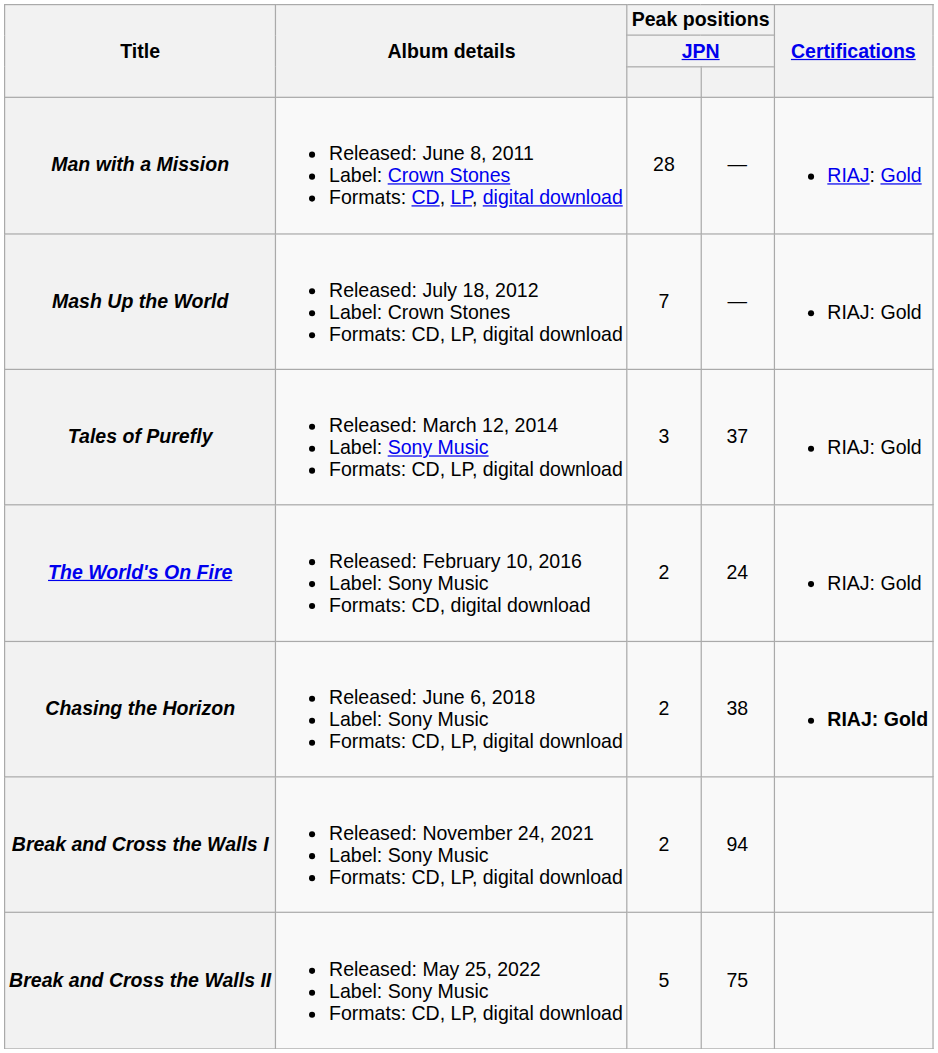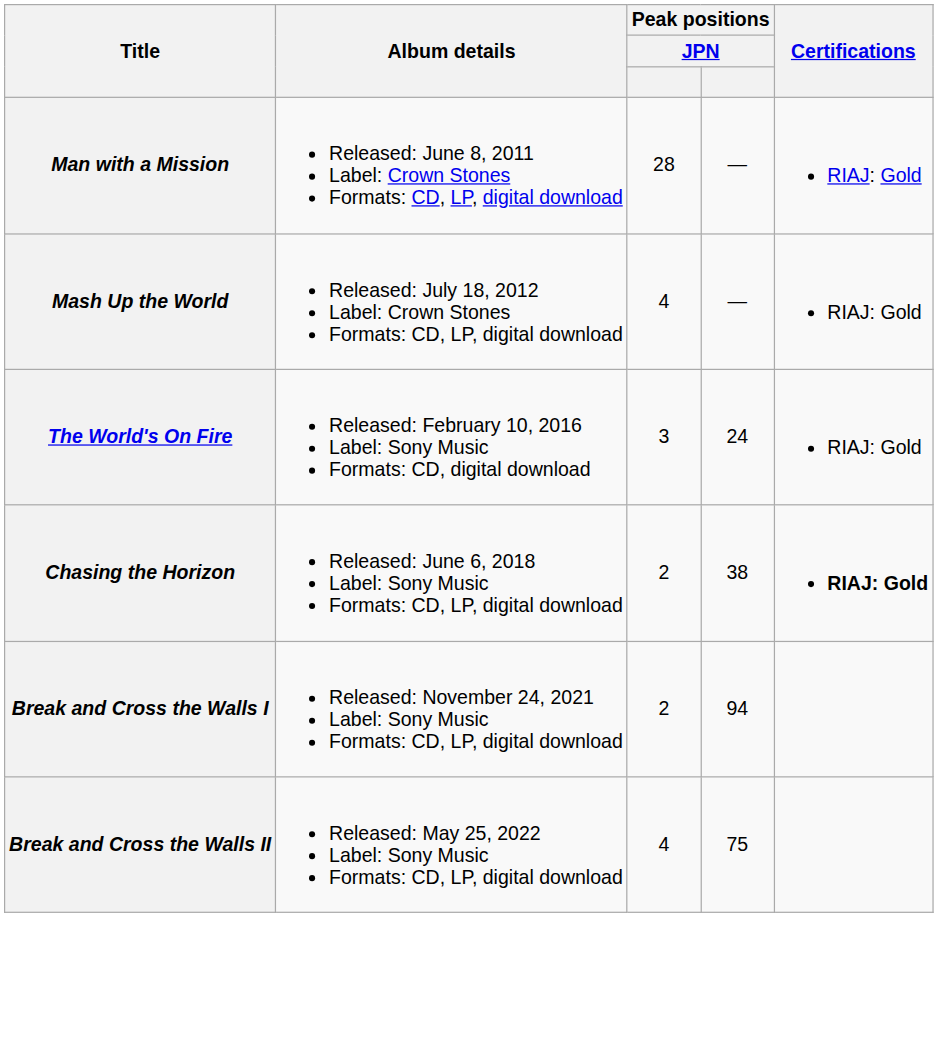(664, 301) 7 -> (664, 301) 4
- row: (140, 437)
(664, 572) 2 -> (664, 437) 3
(664, 980) 5 -> (664, 844) 4
